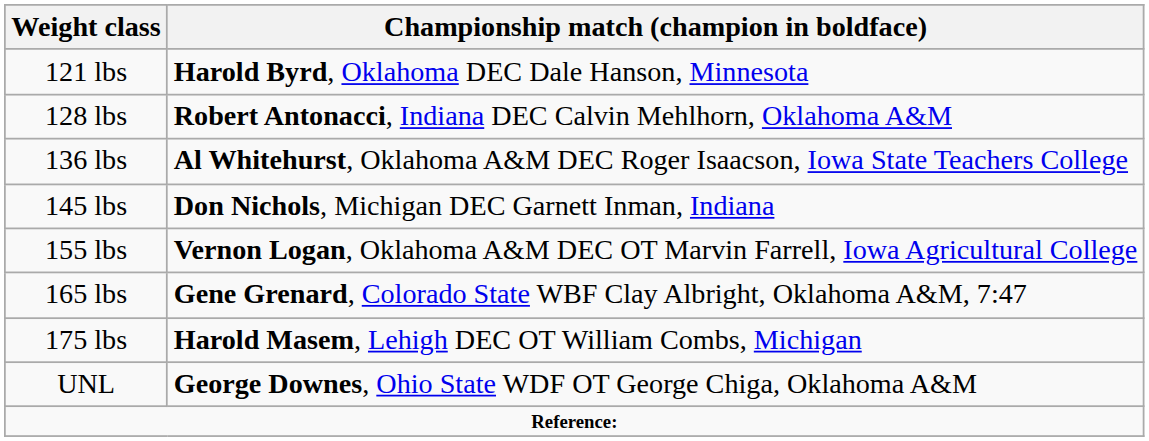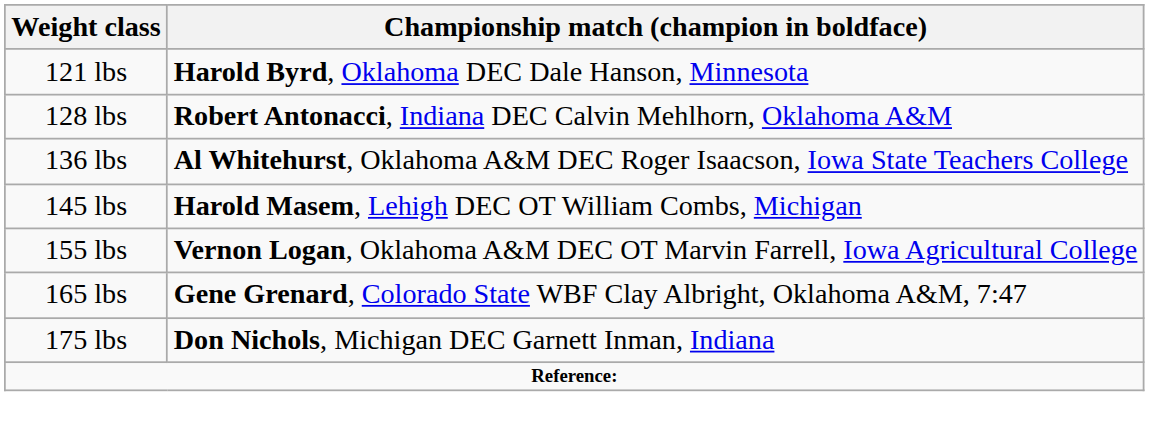(474, 205) Don Nichols, Michigan DEC Garnett Inman, Indiana -> (518, 205) Harold Masem, Lehigh DEC OT William Combs, Michigan
(518, 339) Harold Masem, Lehigh DEC OT William Combs, Michigan -> (474, 339) Don Nichols, Michigan DEC Garnett Inman, Indiana
- row: (86, 384)
